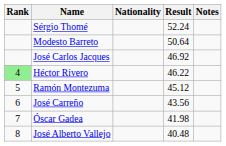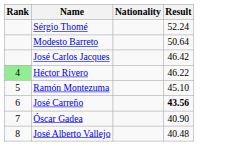- column: (207, 12)
(178, 57) 46.92 -> (178, 57) 46.42
(178, 88) 45.12 -> (178, 88) 45.10
(178, 103) normal -> (178, 103) bold
(178, 118) 41.98 -> (178, 118) 40.90
